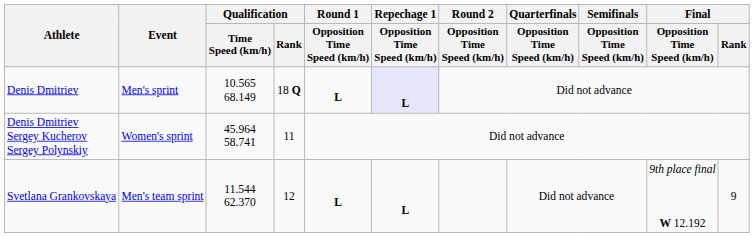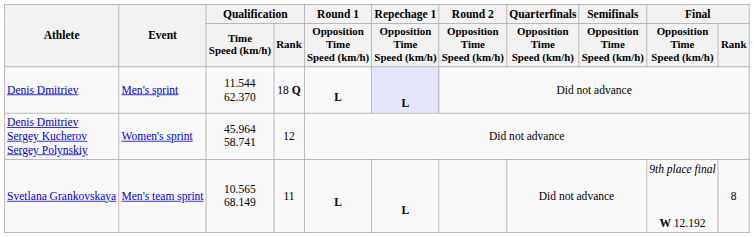(240, 90) 10.565 68.149 -> (240, 90) 11.544 62.370
(289, 136) 11 -> (289, 136) 12
(240, 196) 11.544 62.370 -> (240, 196) 10.565 68.149
(289, 196) 12 -> (289, 196) 11
(734, 196) 9 -> (734, 196) 8
